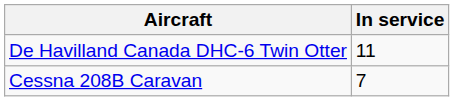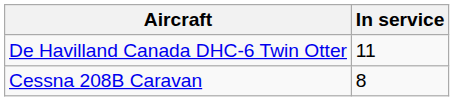(361, 80) 7 -> (361, 80) 8
